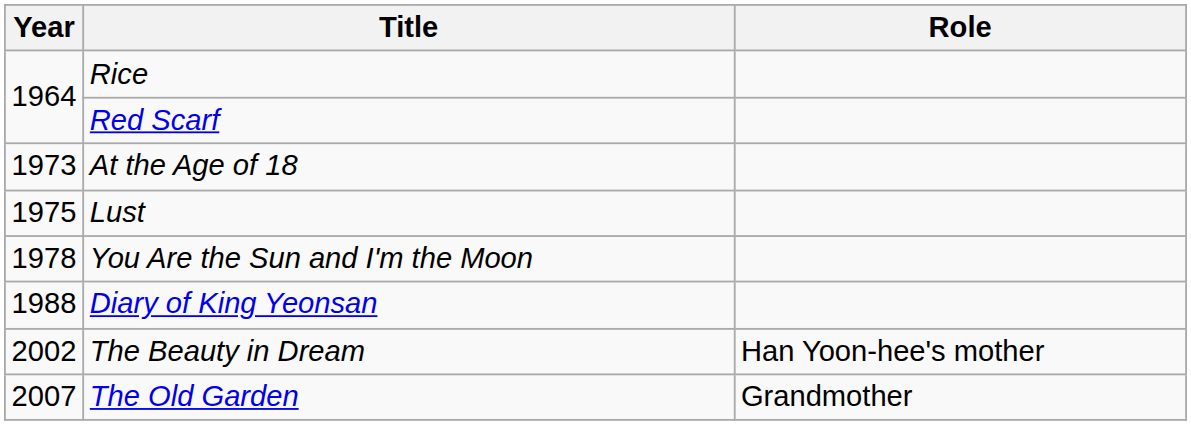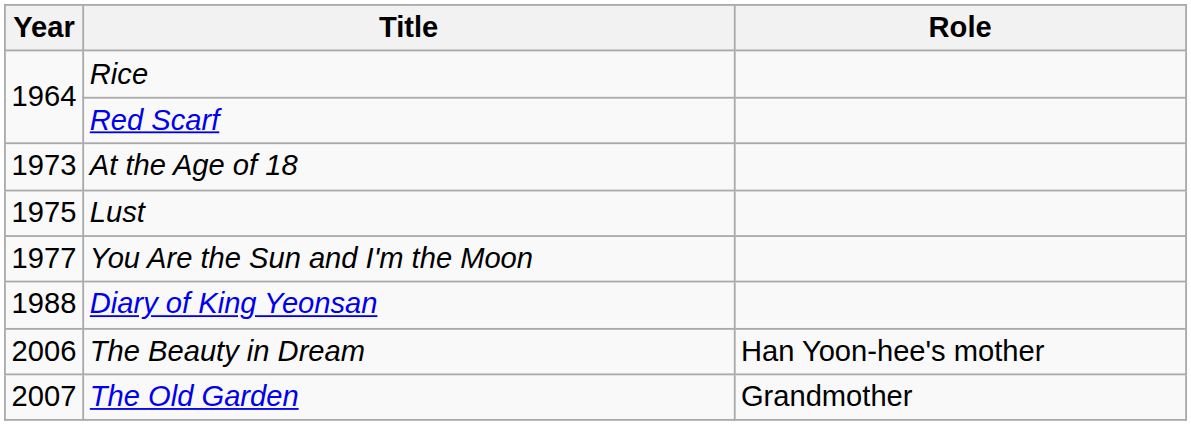(44, 258) 1978 -> (44, 258) 1977
(44, 350) 2002 -> (44, 350) 2006
